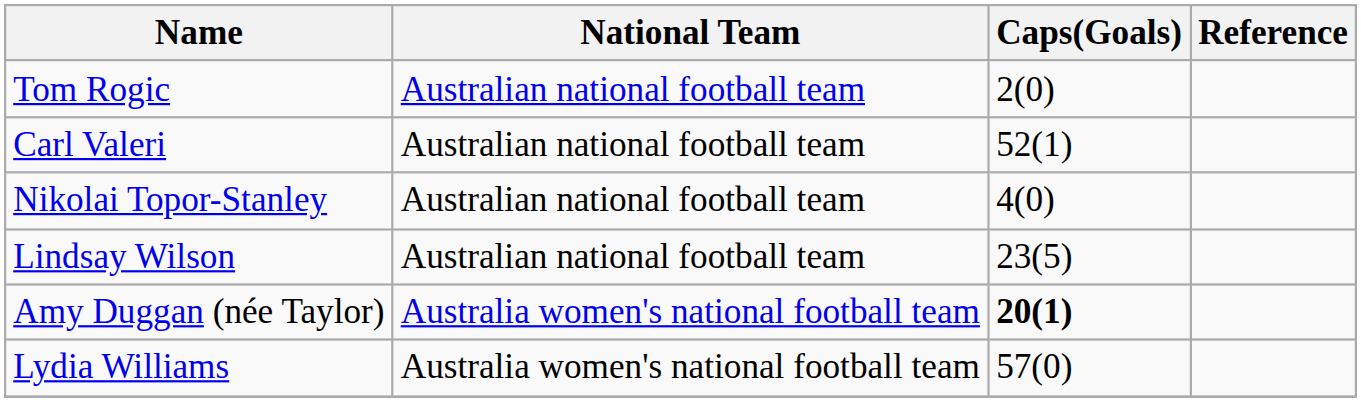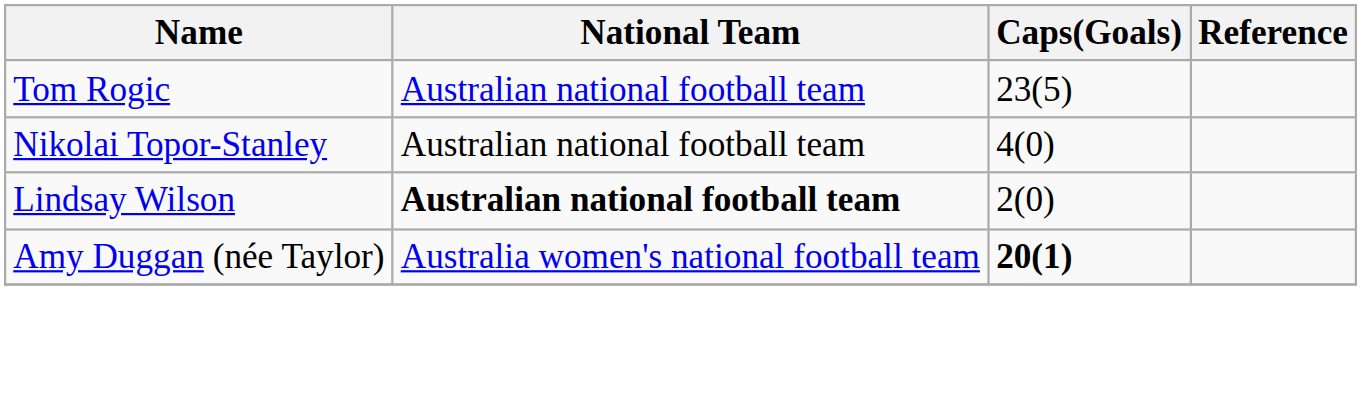(1025, 88) 2(0) -> (1034, 88) 23(5)
- row: (90, 144)
(633, 255) normal -> (651, 199) bold
(1034, 255) 23(5) -> (1025, 199) 2(0)
- row: (121, 367)
